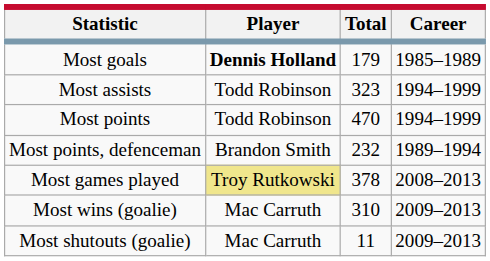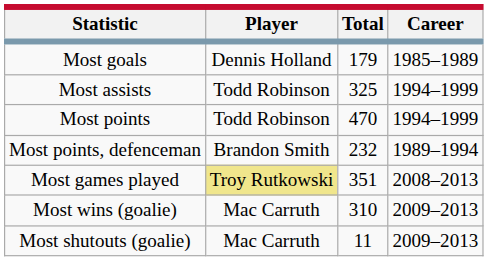(273, 59) bold -> (272, 59) normal
(366, 89) 323 -> (363, 89) 325
(366, 180) 378 -> (363, 180) 351
